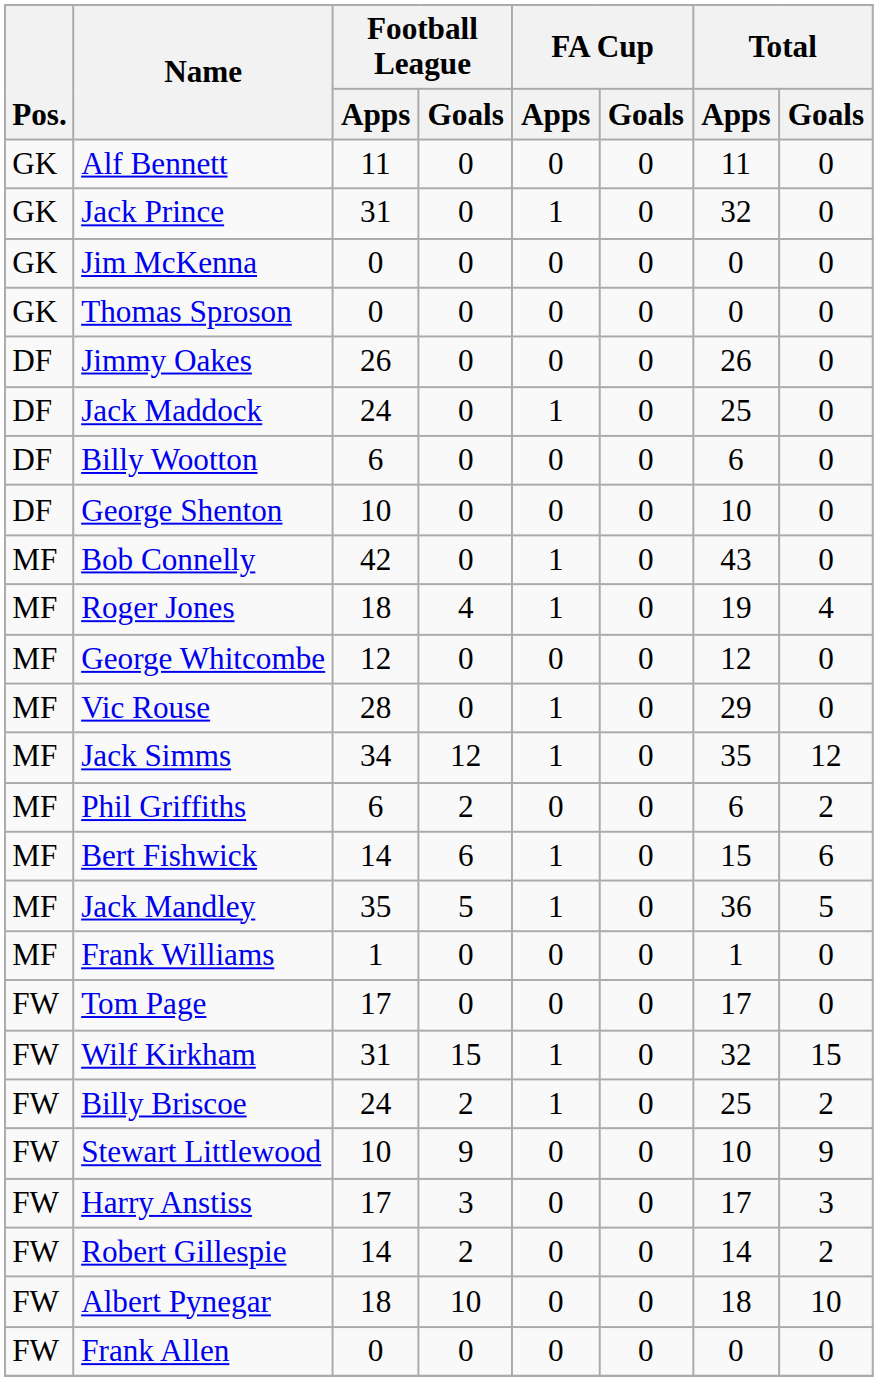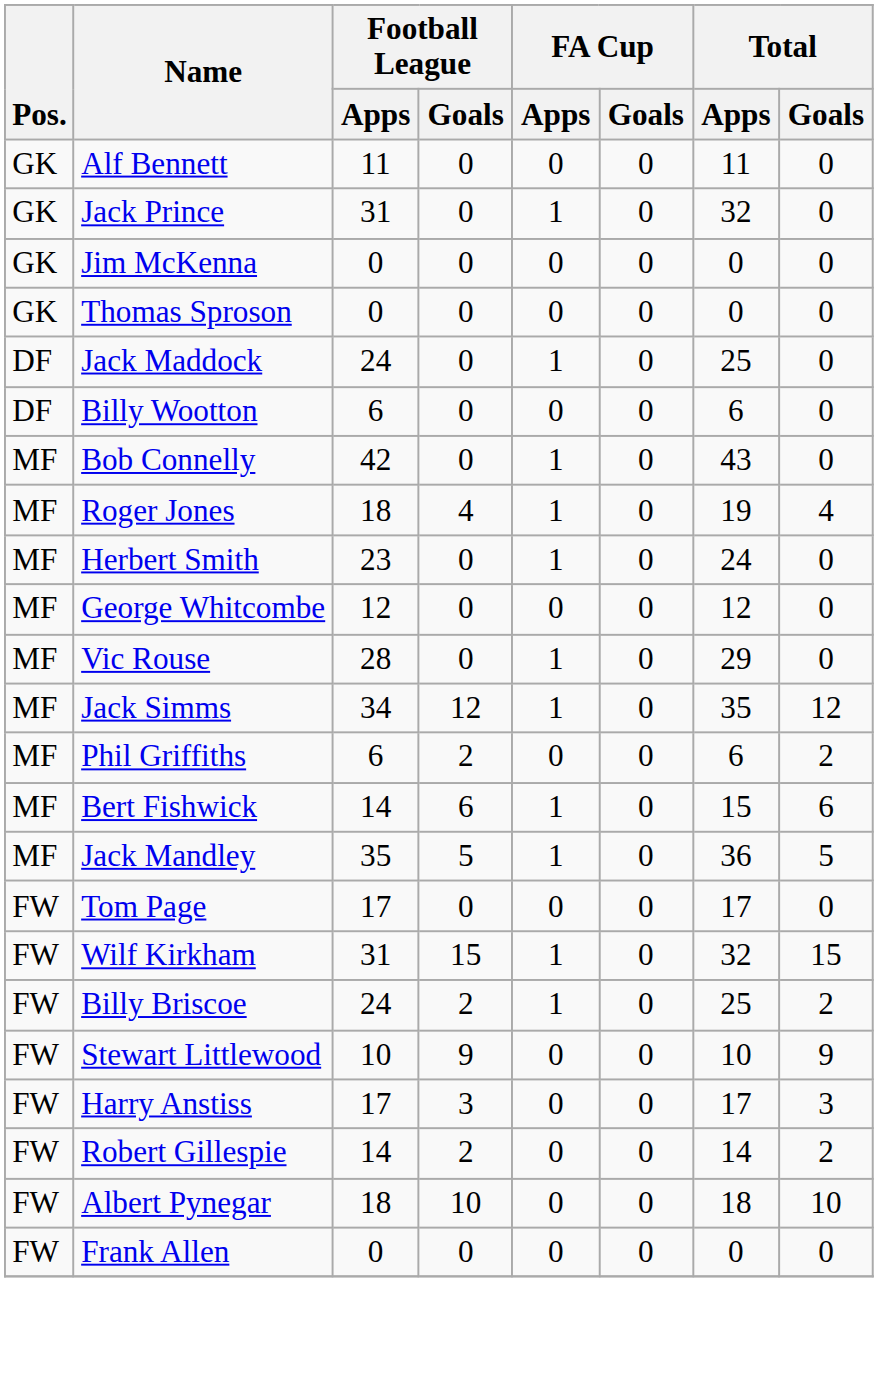- row: (167, 361)
- row: (182, 509)
+ row: (170, 559)
- row: (178, 955)
